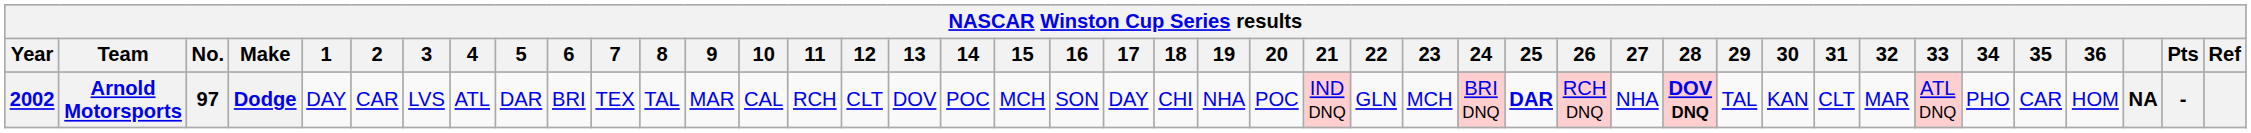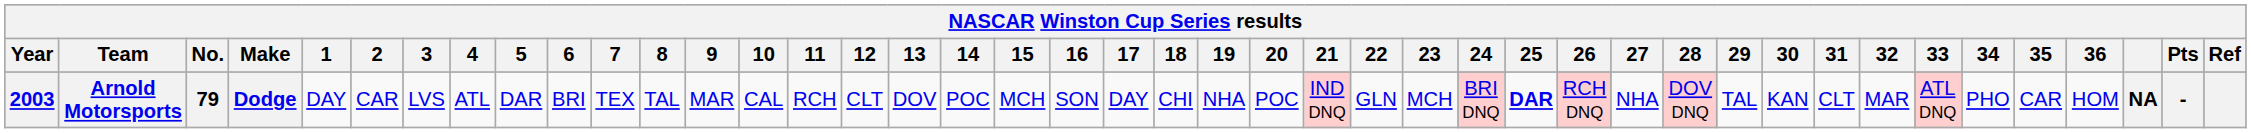(32, 100) 2002 -> (32, 100) 2003
(208, 100) 97 -> (208, 100) 79
(1690, 100) bold -> (1690, 99) normal
